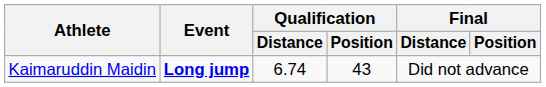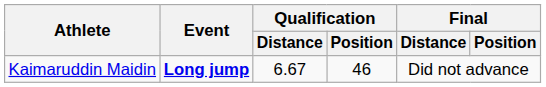(290, 69) 6.74 -> (290, 69) 6.67
(362, 69) 43 -> (362, 69) 46
